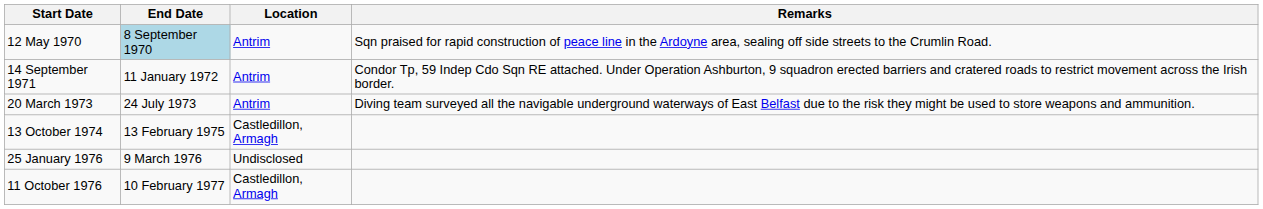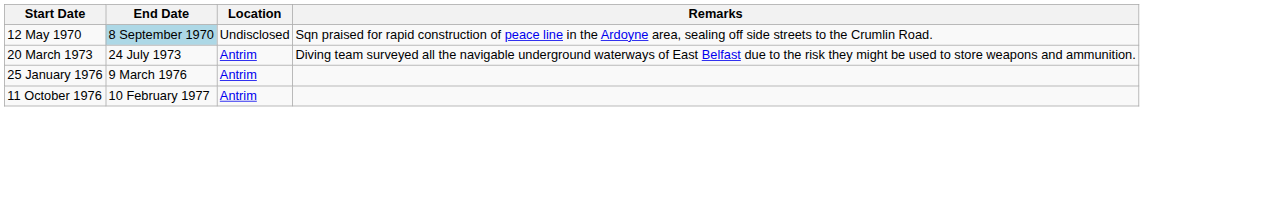(252, 42) Antrim -> (255, 34) Undisclosed
- row: (48, 76)
- row: (55, 131)
(268, 159) Undisclosed -> (238, 75) Antrim
(268, 186) Castledillon, Armagh -> (238, 95) Antrim
